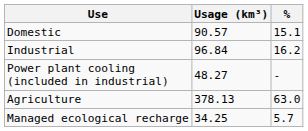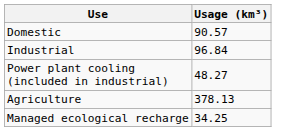- column: (287, 14)
